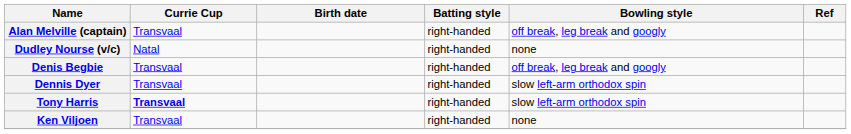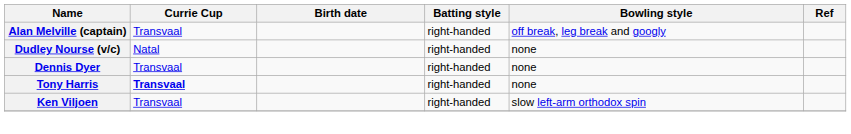- row: (67, 67)
(579, 85) slow left-arm orthodox spin -> (524, 67) none
(579, 102) slow left-arm orthodox spin -> (524, 85) none
(524, 120) none -> (579, 102) slow left-arm orthodox spin
